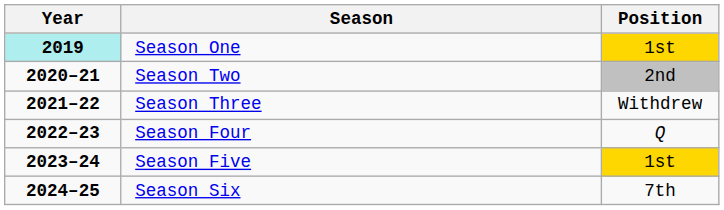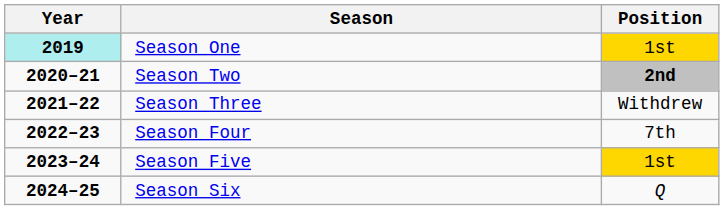(660, 76) normal -> (660, 76) bold
(660, 133) Q -> (660, 133) 7th
(660, 191) 7th -> (660, 191) Q
